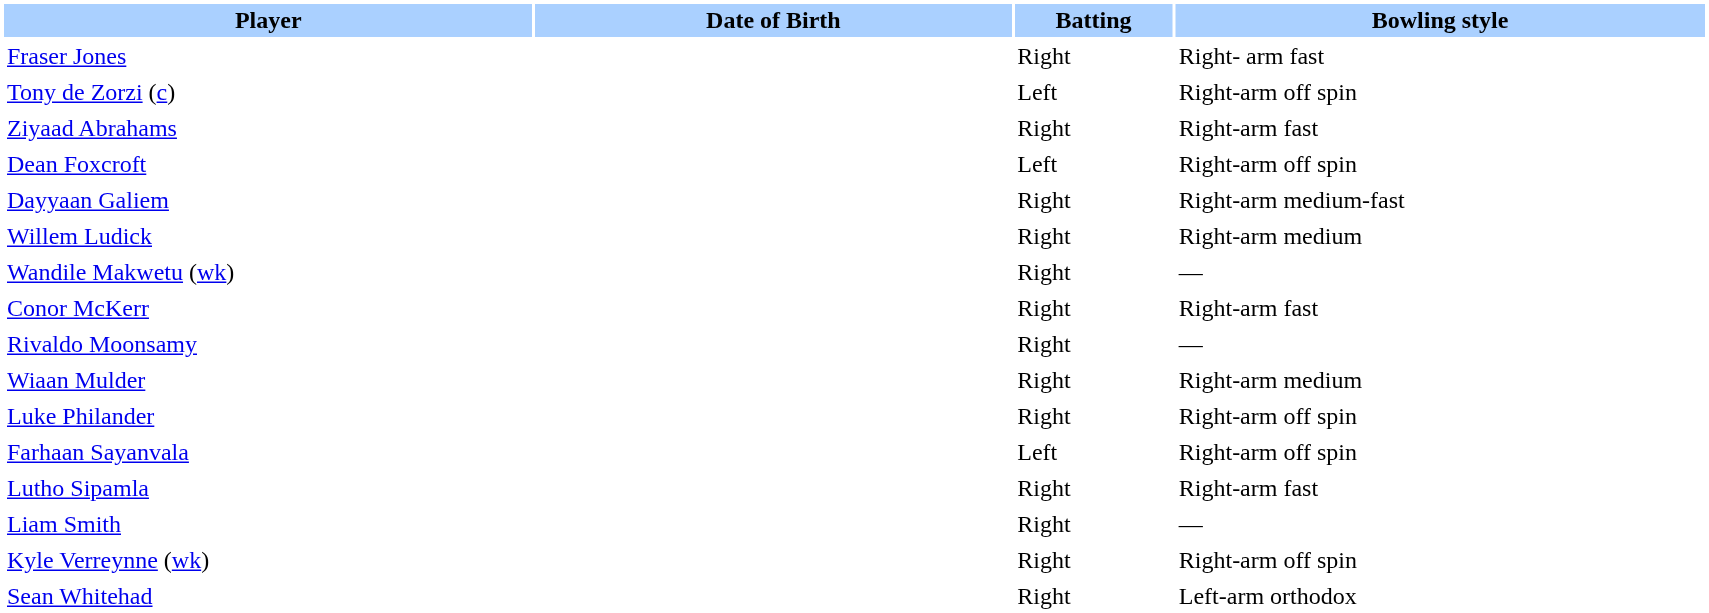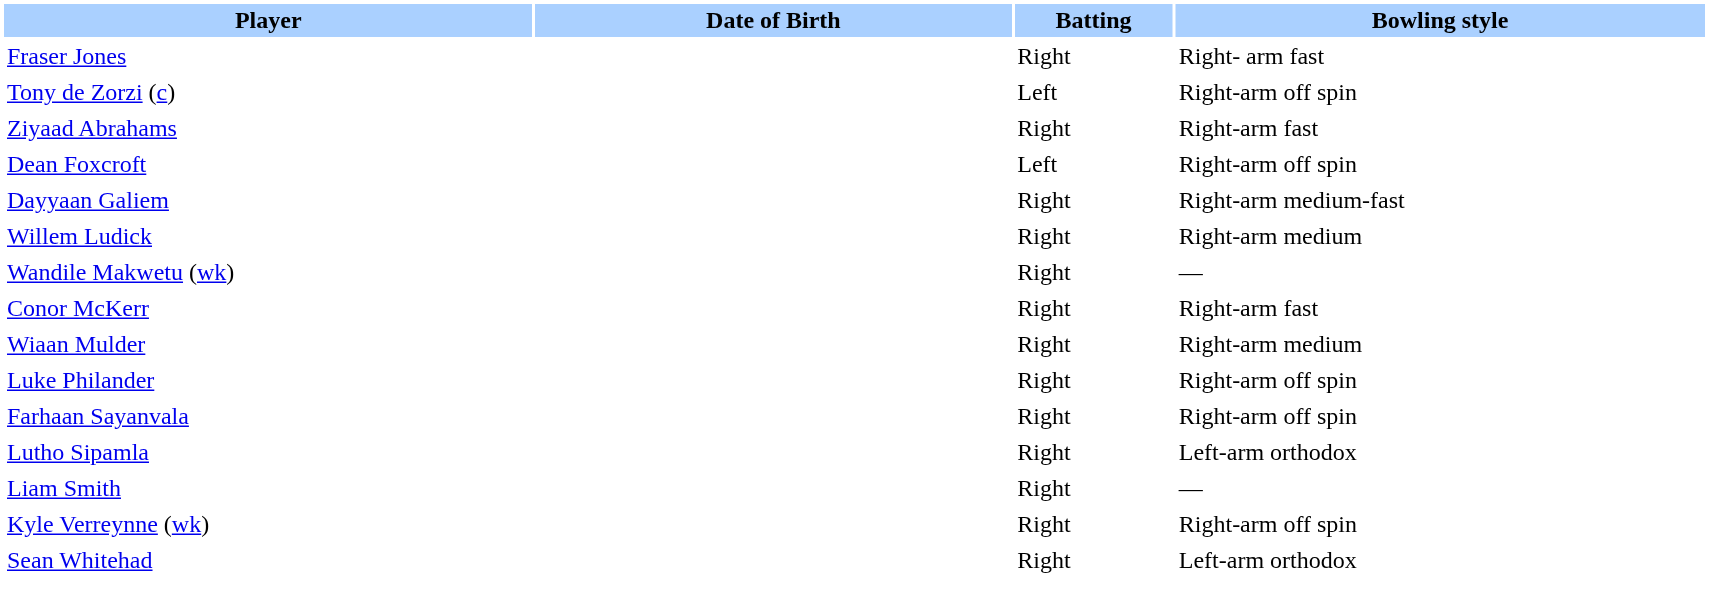- row: (102, 344)
(1037, 452) Left -> (1044, 416) Right
(1248, 488) Right-arm fast -> (1268, 452) Left-arm orthodox
